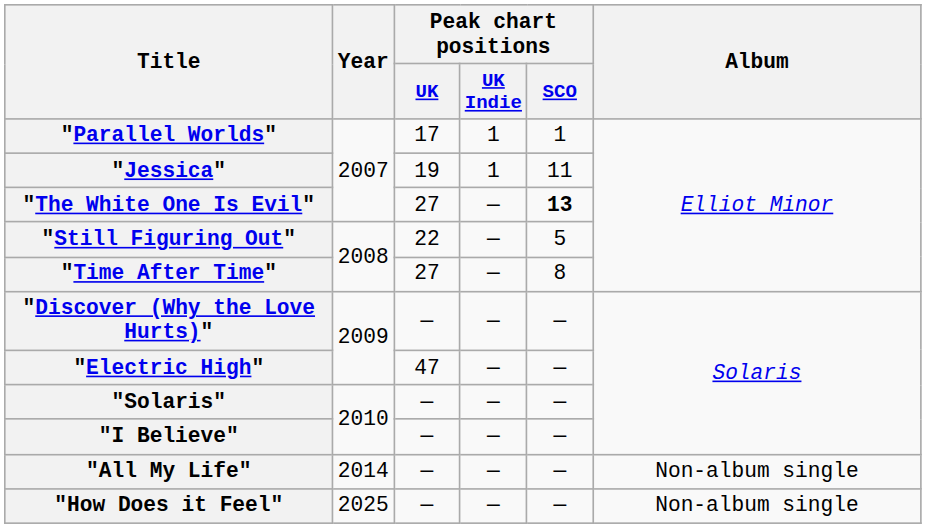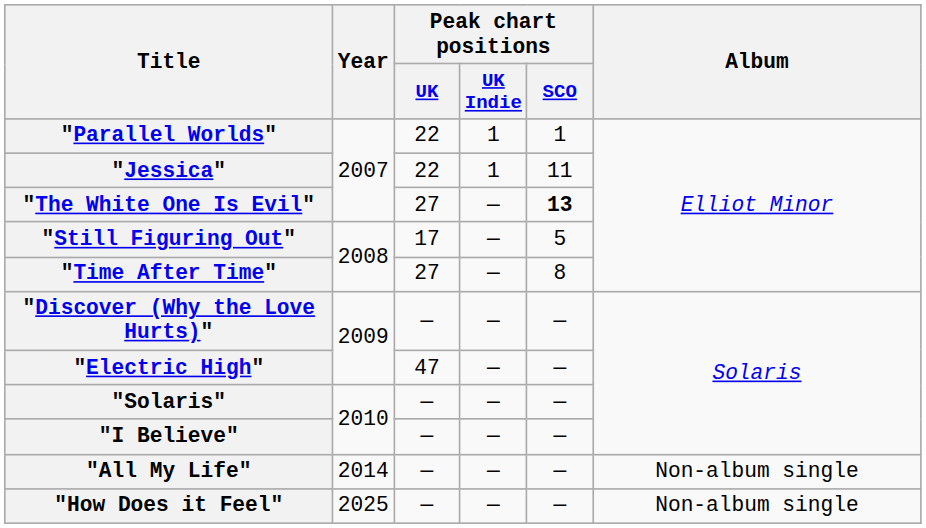(427, 136) 17 -> (427, 136) 22
(427, 170) 19 -> (427, 170) 22
(427, 240) 22 -> (427, 240) 17
